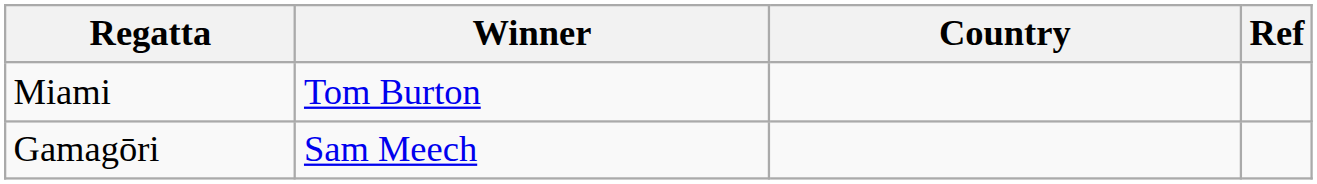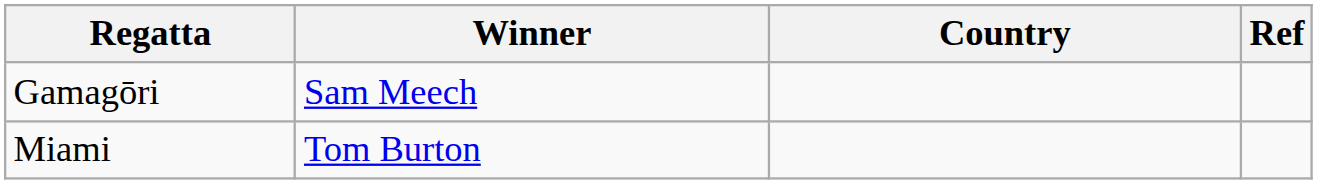rows swapped: (86, 149) <-> (62, 91)
